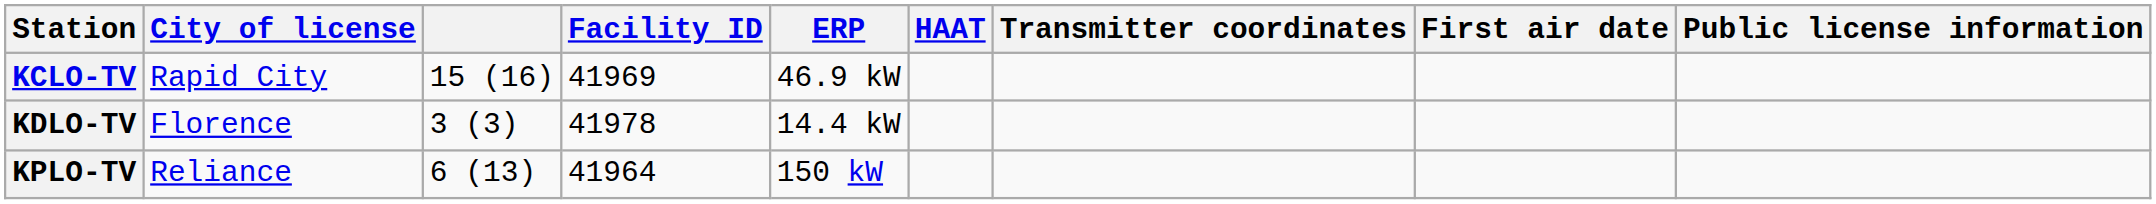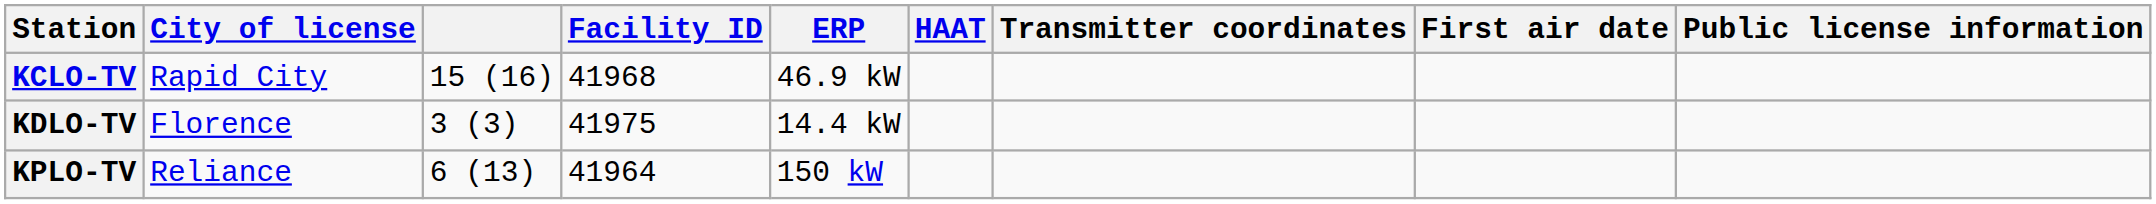(612, 77) 41969 -> (612, 77) 41968
(612, 125) 41978 -> (612, 125) 41975
